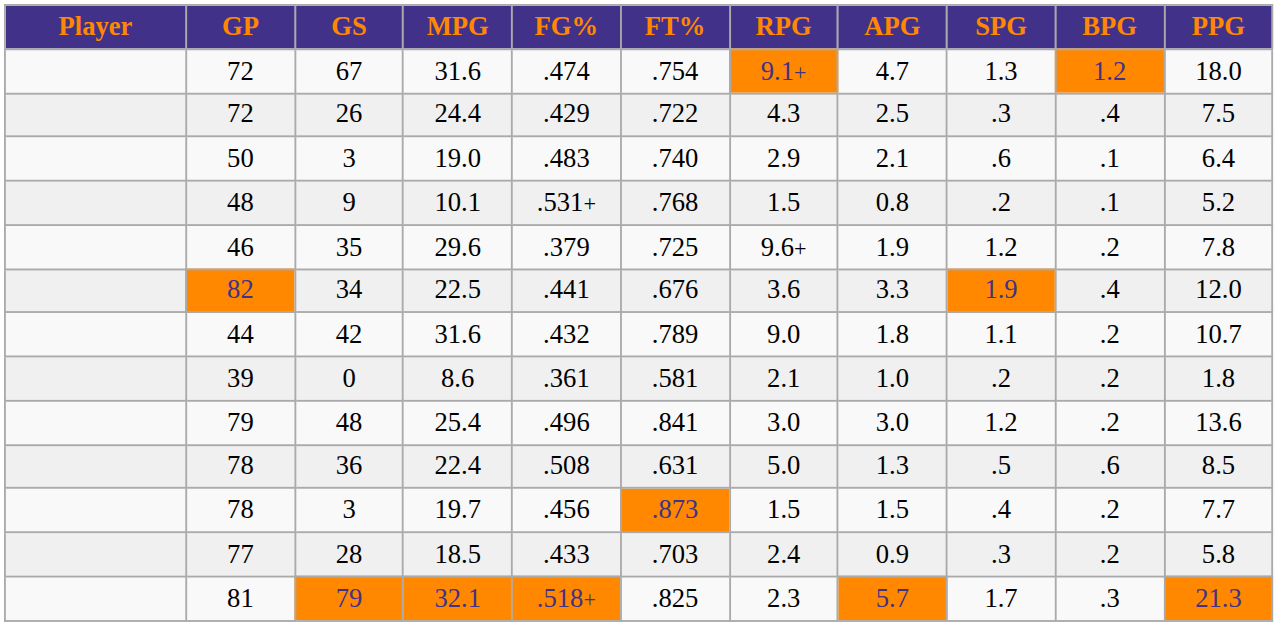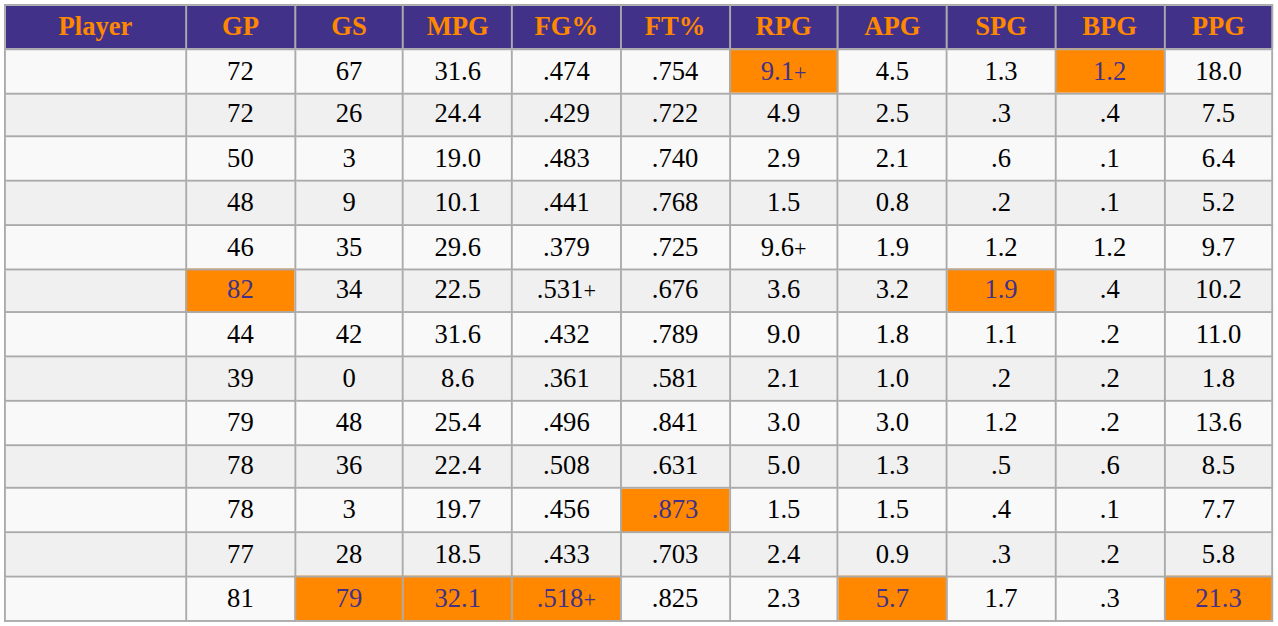(892, 70) 4.7 -> (892, 70) 4.5
(784, 114) 4.3 -> (784, 114) 4.9
(566, 202) .531+ -> (566, 202) .441
(1110, 246) .2 -> (1110, 246) 1.2
(1218, 246) 7.8 -> (1218, 246) 9.7
(566, 290) .441 -> (566, 290) .531+
(892, 290) 3.3 -> (892, 290) 3.2
(1218, 290) 12.0 -> (1218, 290) 10.2
(1218, 334) 10.7 -> (1218, 334) 11.0
(1110, 510) .2 -> (1110, 510) .1
